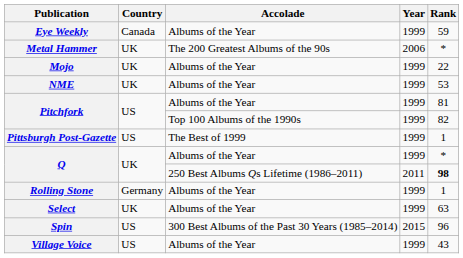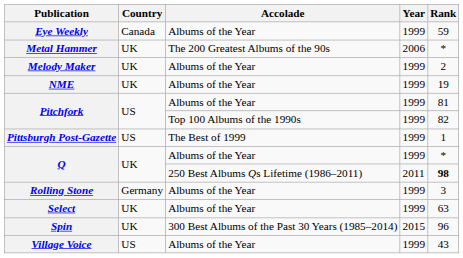+ row: (62, 66)
- row: (62, 66)
(443, 84) 53 -> (443, 84) 19
(443, 191) 1 -> (443, 191) 3
(128, 226) US -> (129, 226) UK
